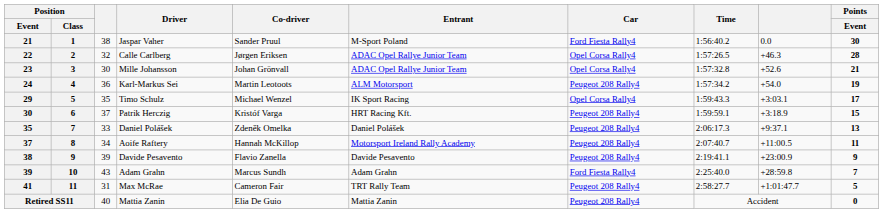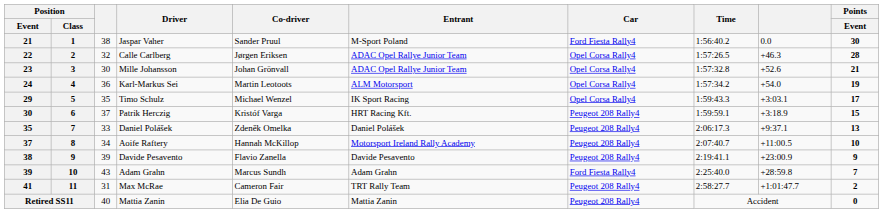(605, 84) Peugeot 208 Rally4 -> (603, 84) Opel Corsa Rally4
(855, 142) 11 -> (855, 142) 10
(855, 186) 5 -> (855, 186) 2
